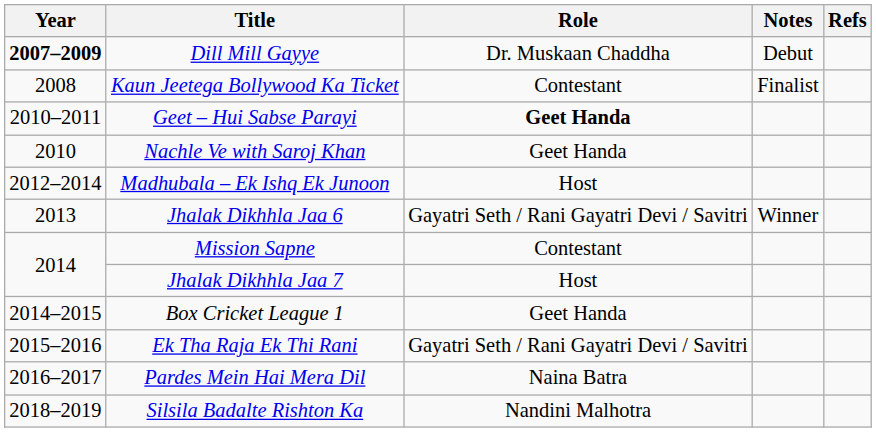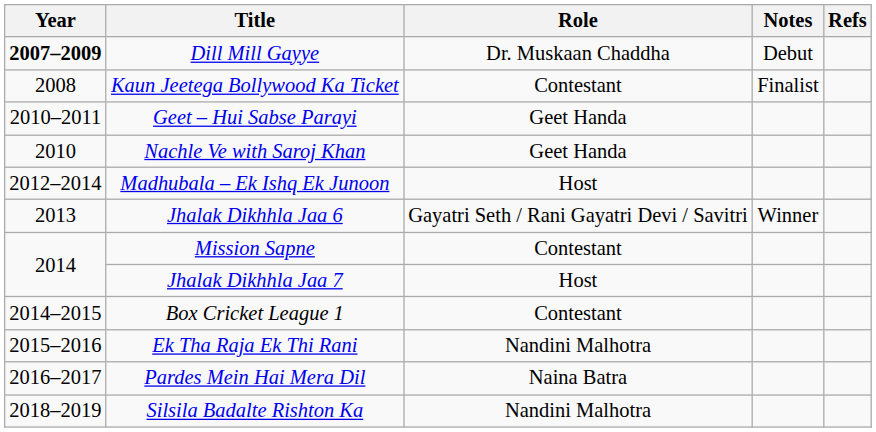(578, 118) bold -> (578, 118) normal
(578, 313) Geet Handa -> (578, 313) Contestant
(578, 345) Gayatri Seth / Rani Gayatri Devi / Savitri -> (578, 345) Nandini Malhotra
